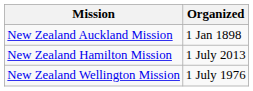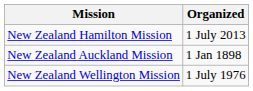rows swapped: (90, 34) <-> (90, 55)
